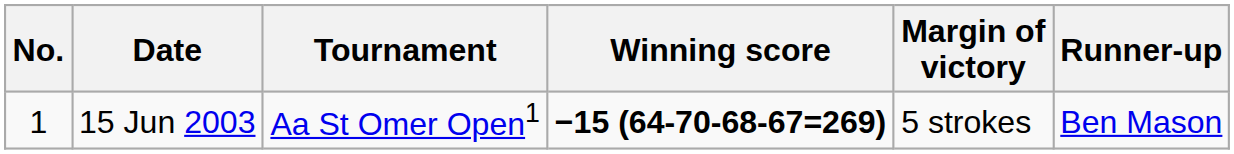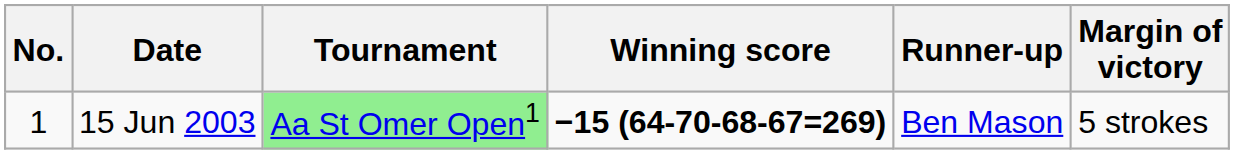columns swapped: (973, 49) <-> (1141, 49)
(405, 121) no background -> (405, 121) lightgreen background
